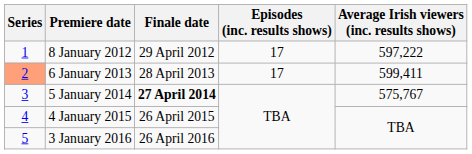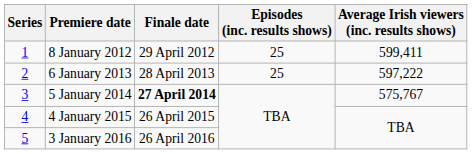(277, 52) 17 -> (277, 52) 25
(401, 52) 597,222 -> (401, 52) 599,411
(25, 73) lightsalmon background -> (25, 73) no background
(277, 73) 17 -> (277, 73) 25
(401, 73) 599,411 -> (401, 73) 597,222
